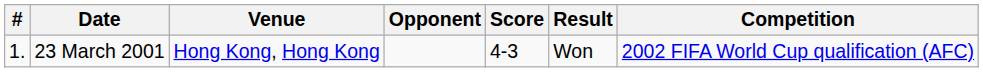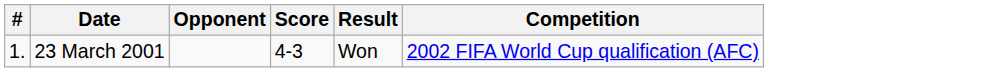- column: (277, 19)
